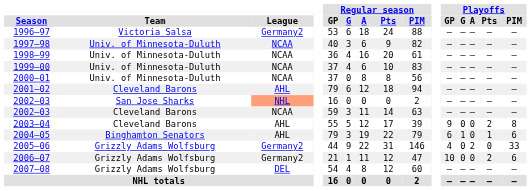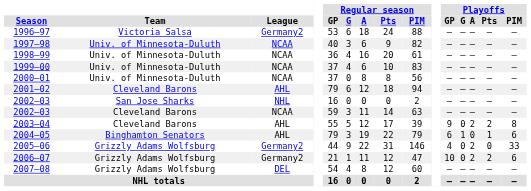(282, 101) lightsalmon background -> (282, 101) no background
(472, 124) 0 -> (472, 124) 2
(472, 158) 0 -> (472, 158) 2
